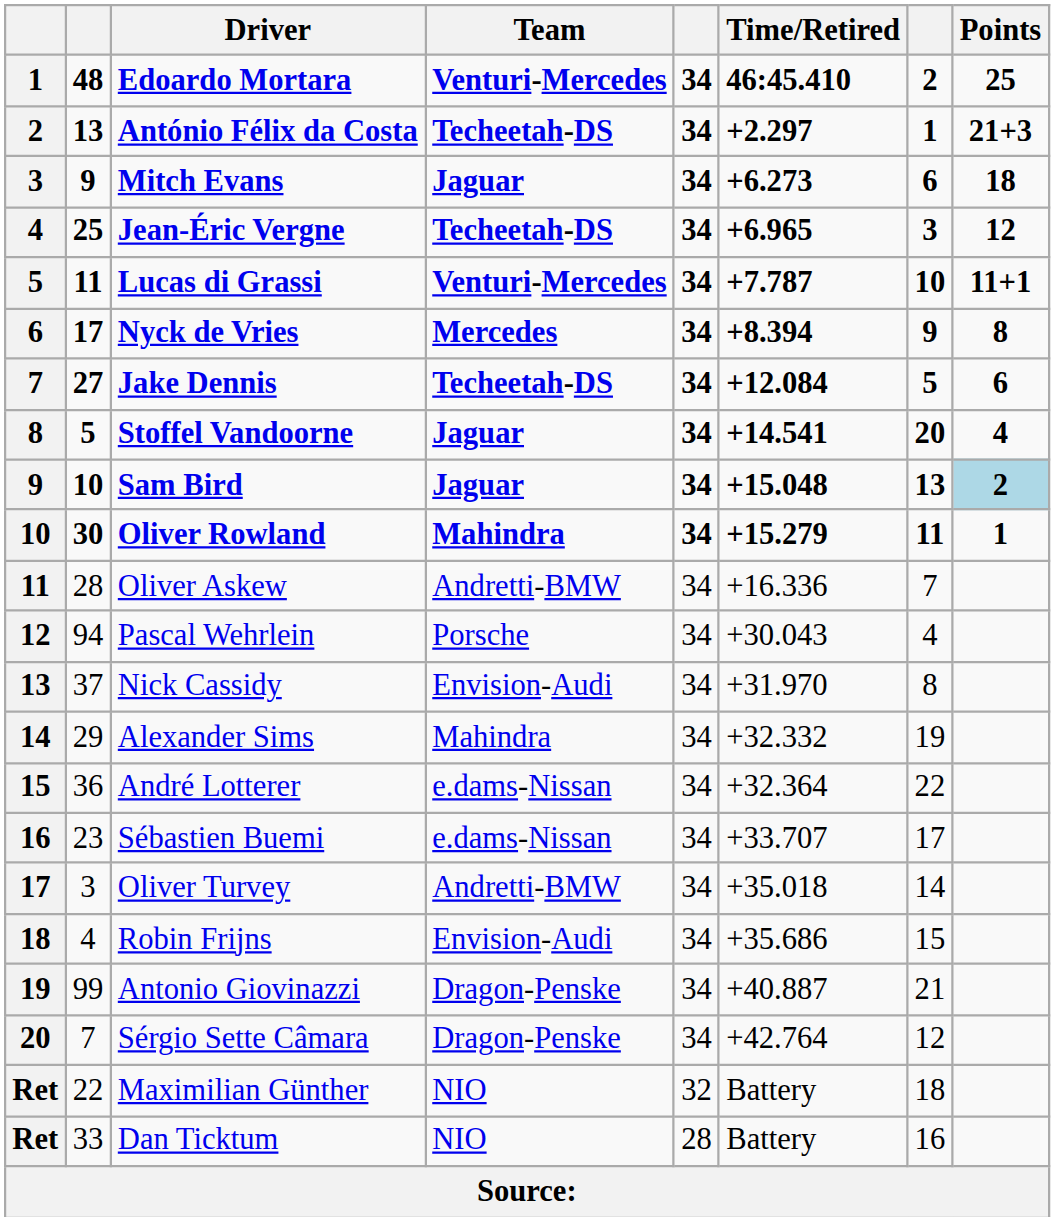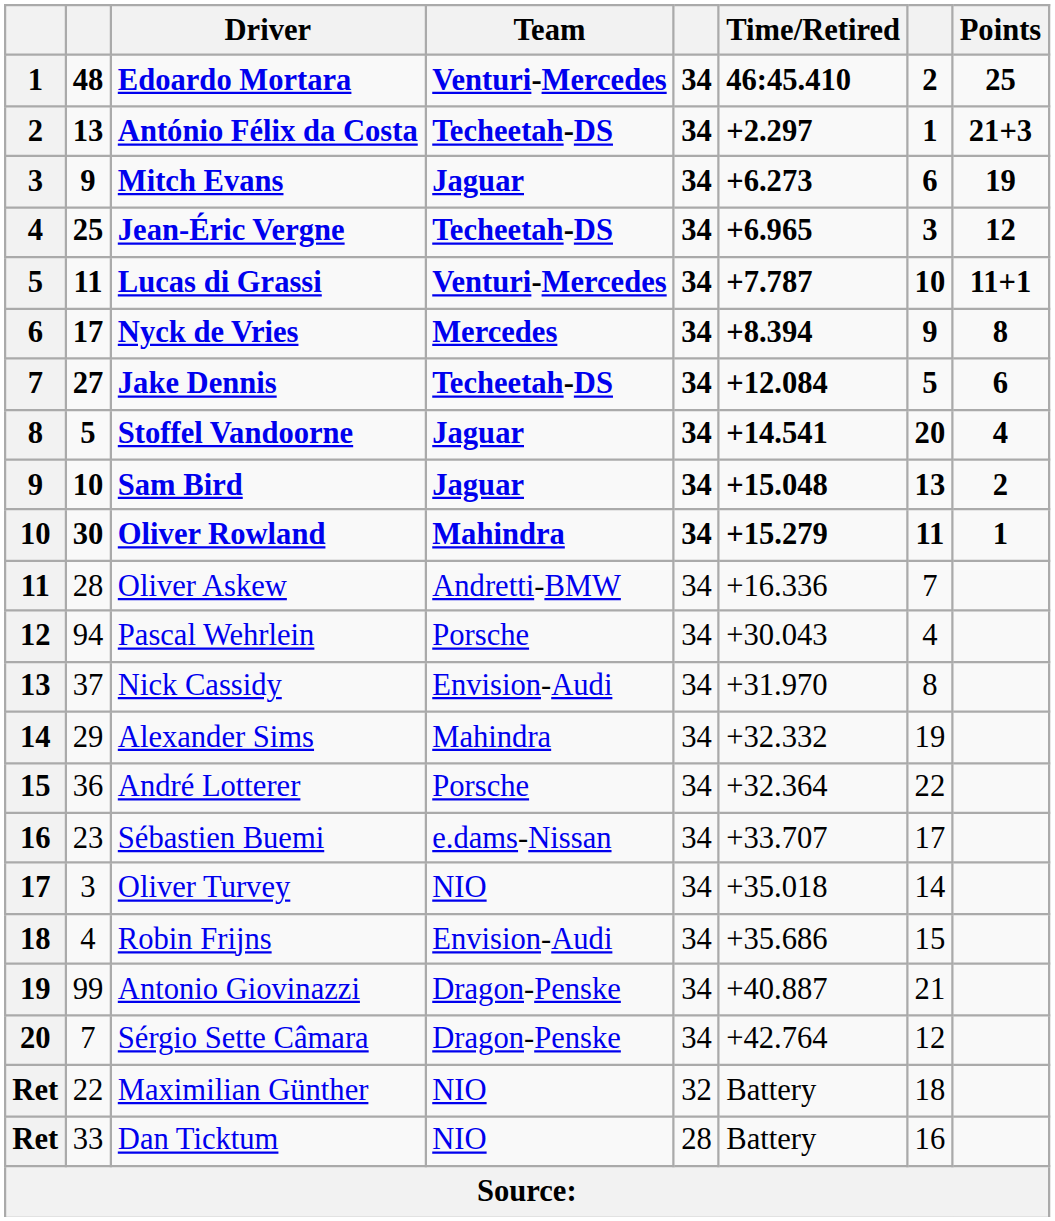(1000, 180) 18 -> (1000, 180) 19
(1000, 483) lightblue background -> (1000, 483) no background
(522, 786) e.dams-Nissan -> (481, 786) Porsche
(527, 887) Andretti-BMW -> (459, 887) NIO
